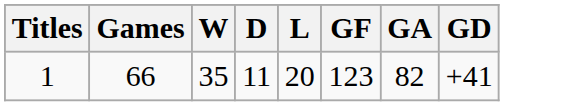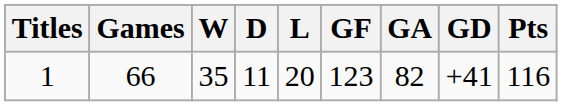+ column: (528, 28)
